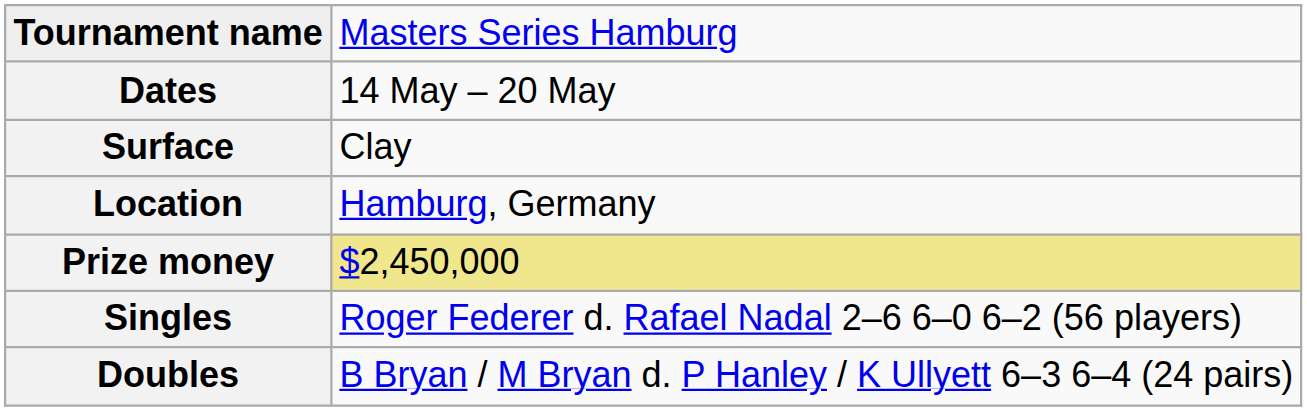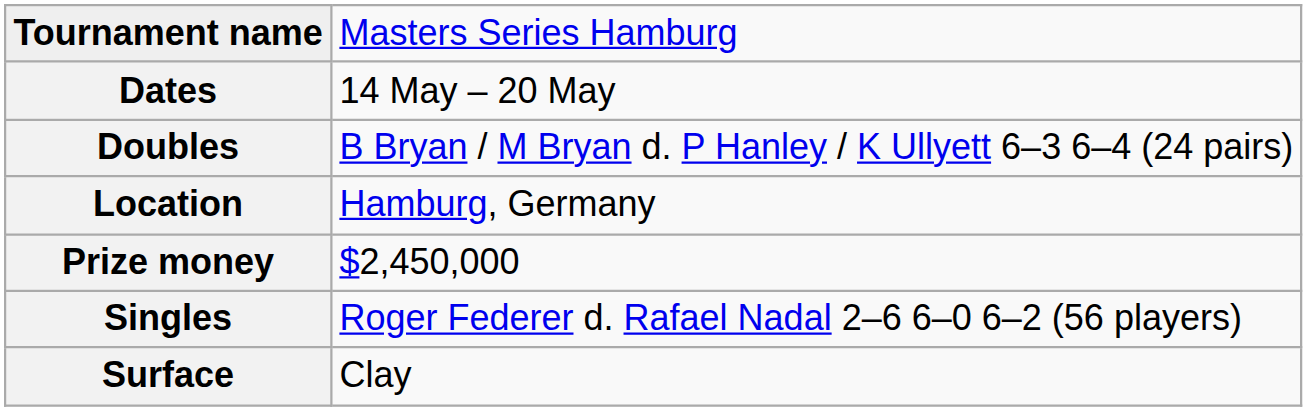rows swapped: (168, 147) <-> (168, 375)
(429, 261) khaki background -> (429, 261) no background
